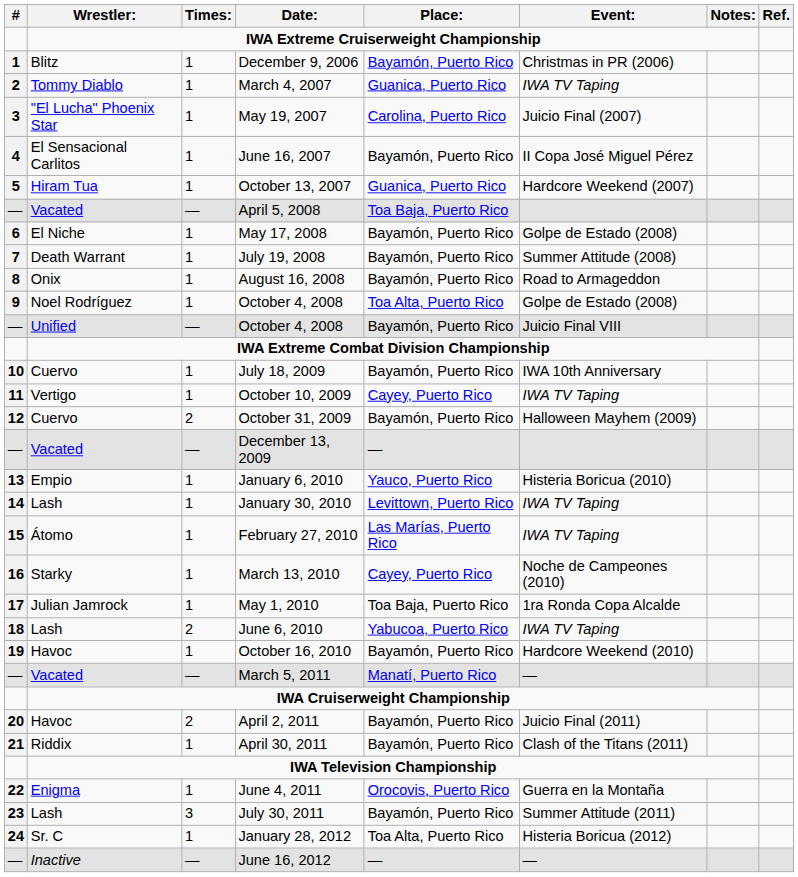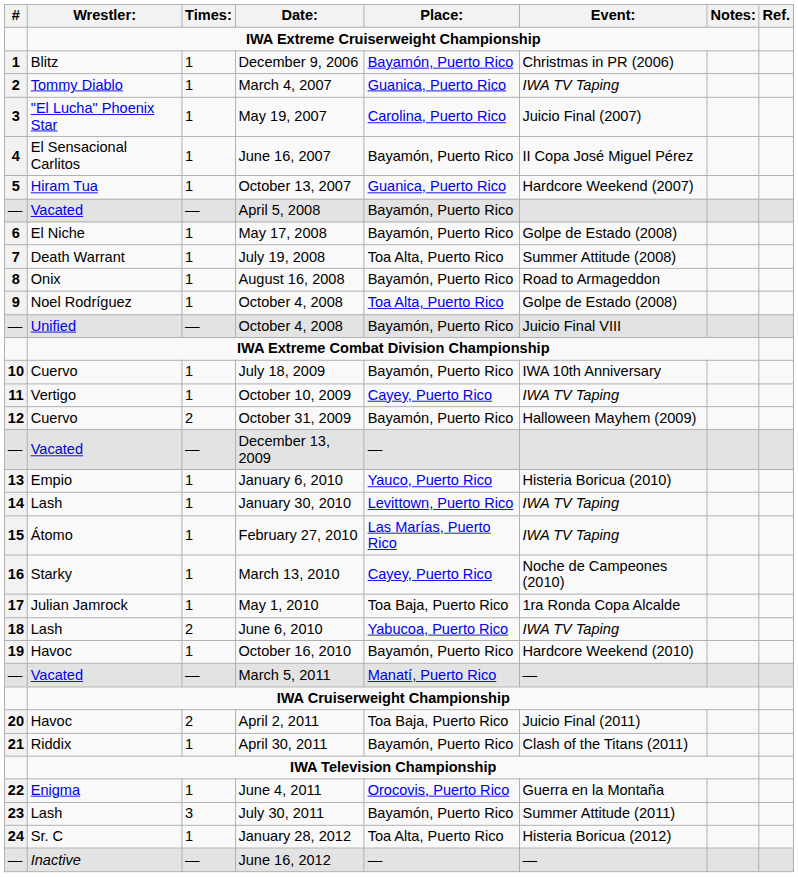(438, 210) Toa Baja, Puerto Rico -> (440, 210) Bayamón, Puerto Rico
(440, 256) Bayamón, Puerto Rico -> (436, 256) Toa Alta, Puerto Rico
(440, 721) Bayamón, Puerto Rico -> (438, 721) Toa Baja, Puerto Rico
